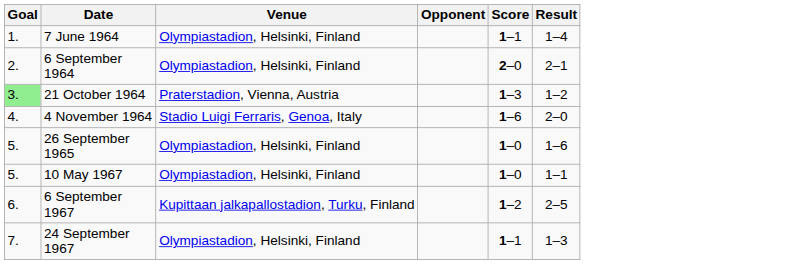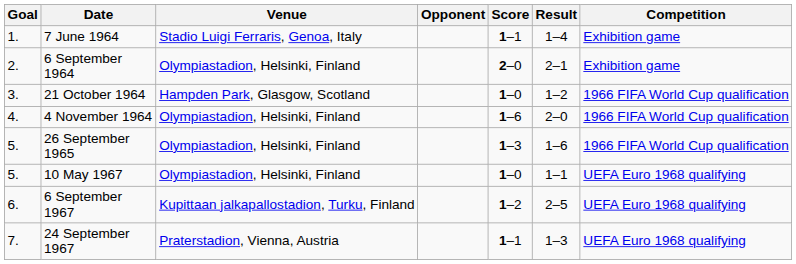+ column: (686, 15)
(260, 36) Olympiastadion, Helsinki, Finland -> (260, 36) Stadio Luigi Ferraris, Genoa, Italy
(13, 95) lightgreen background -> (13, 95) no background
(249, 95) Praterstadion, Vienna, Austria -> (265, 95) Hampden Park, Glasgow, Scotland
(510, 95) 1–3 -> (510, 95) 1–0
(260, 116) Stadio Luigi Ferraris, Genoa, Italy -> (260, 116) Olympiastadion, Helsinki, Finland
(510, 146) 1–0 -> (510, 146) 1–3
(260, 241) Olympiastadion, Helsinki, Finland -> (249, 241) Praterstadion, Vienna, Austria
